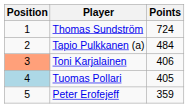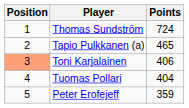(165, 45) 484 -> (165, 45) 465
(27, 78) lightblue background -> (27, 78) no background
(165, 78) 405 -> (165, 78) 404
